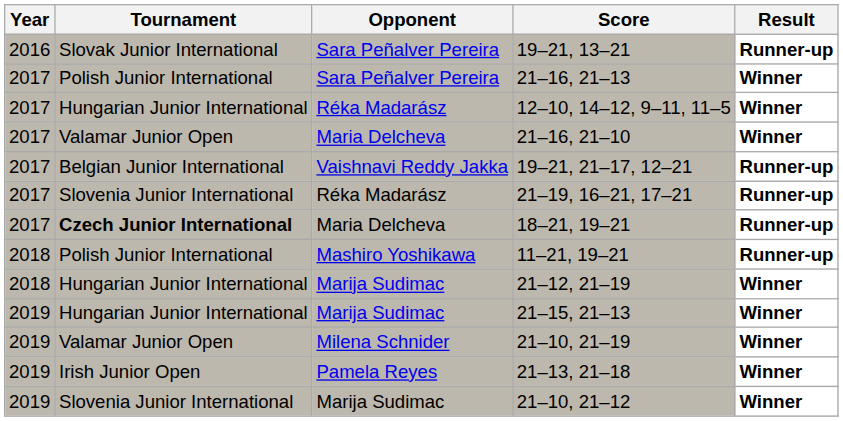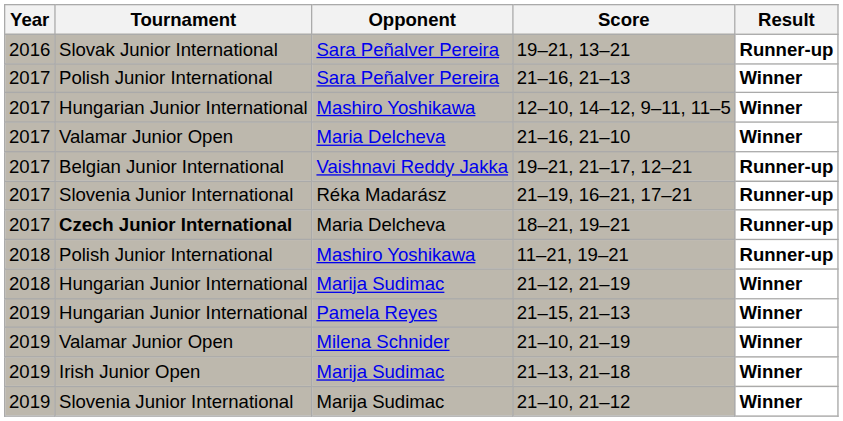(381, 108) Réka Madarász -> (396, 108) Mashiro Yoshikawa
(380, 313) Marija Sudimac -> (377, 313) Pamela Reyes
(377, 372) Pamela Reyes -> (380, 372) Marija Sudimac
